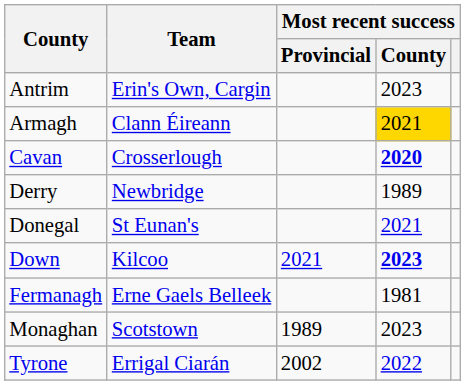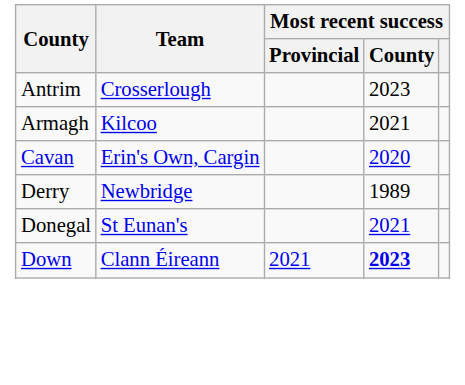(191, 89) Erin's Own, Cargin -> (156, 89) Crosserlough
(171, 123) Clann Éireann -> (129, 123) Kilcoo
(401, 123) gold background -> (390, 123) no background
(167, 158) Crosserlough -> (180, 158) Erin's Own, Cargin
(401, 158) bold -> (390, 158) normal
(140, 260) Kilcoo -> (160, 260) Clann Éireann
- row: (56, 294)
- row: (53, 328)
- row: (38, 362)
